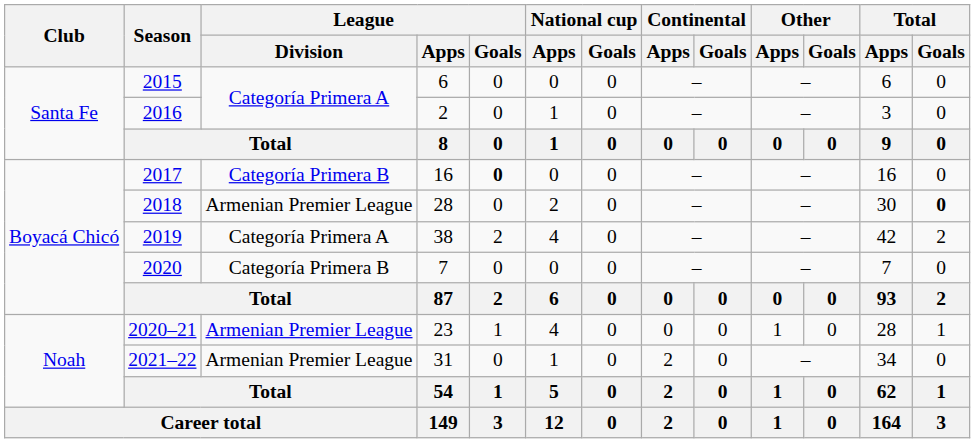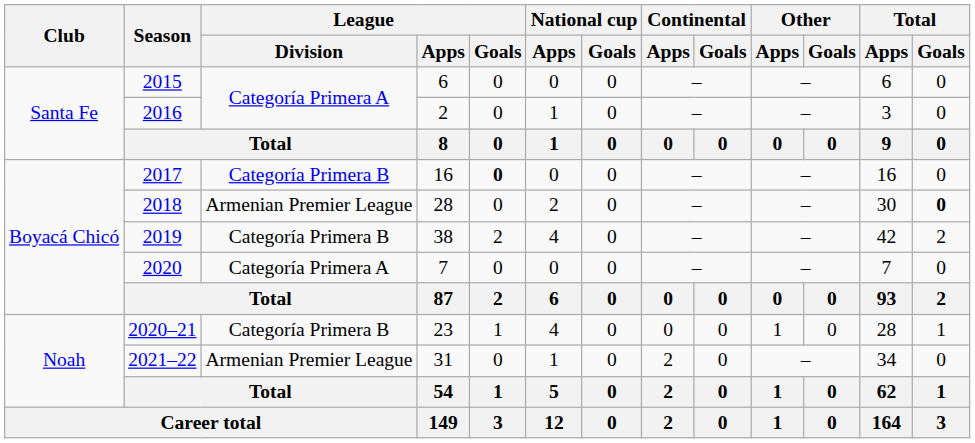(309, 236) Categoría Primera A -> (309, 236) Categoría Primera B
(309, 267) Categoría Primera B -> (309, 267) Categoría Primera A
(309, 329) Armenian Premier League -> (309, 329) Categoría Primera B
